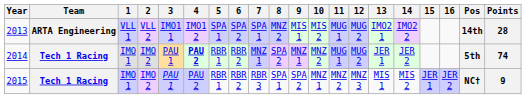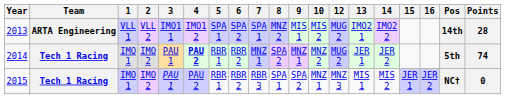- column: (339, 12)
(503, 81) 9 -> (483, 81) 0
